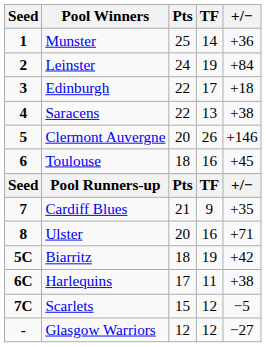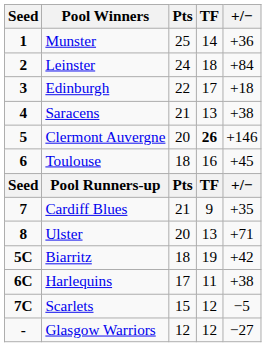(209, 64) 19 -> (209, 64) 18
(183, 112) 22 -> (183, 112) 21
(209, 137) normal -> (209, 137) bold
(209, 233) 16 -> (209, 233) 13
